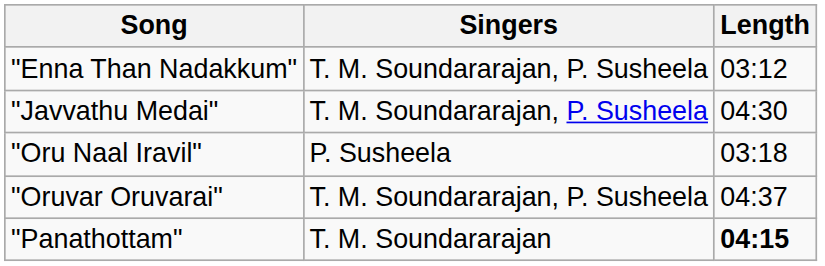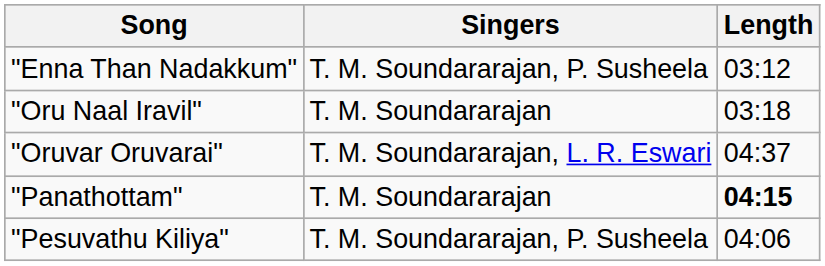- row: (115, 111)
(380, 153) P. Susheela -> (431, 111) T. M. Soundararajan
(509, 196) T. M. Soundararajan, P. Susheela -> (510, 153) T. M. Soundararajan, L. R. Eswari
+ row: (120, 238)
